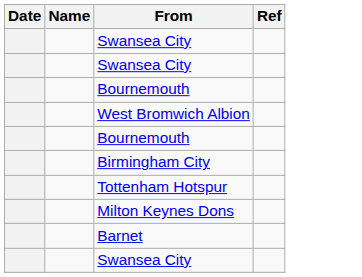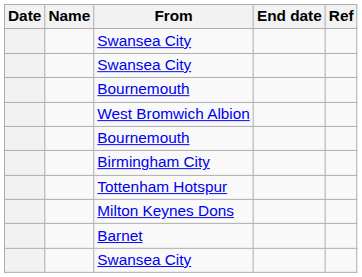+ column: (289, 16)
